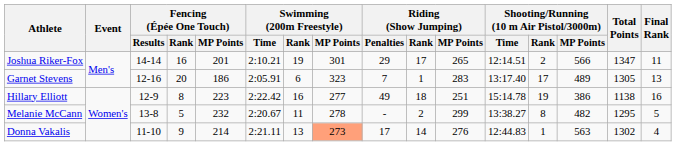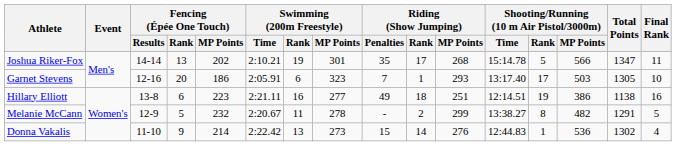(181, 61) 16 -> (181, 61) 13
(221, 61) 201 -> (221, 61) 202
(384, 61) 29 -> (384, 61) 35
(460, 61) 265 -> (460, 61) 268
(507, 61) 12:14.51 -> (507, 61) 15:14.78
(543, 61) 2 -> (543, 61) 5
(460, 79) 283 -> (460, 79) 293
(582, 79) 489 -> (582, 79) 503
(656, 79) 13 -> (656, 79) 10
(149, 96) 12-9 -> (149, 96) 13-8
(181, 96) 8 -> (181, 96) 6
(265, 96) 2:22.42 -> (265, 96) 2:21.11
(507, 96) 15:14.78 -> (507, 96) 12:14.51
(149, 114) 13-8 -> (149, 114) 12-9
(624, 114) 1295 -> (624, 114) 1291
(265, 132) 2:21.11 -> (265, 132) 2:22.42
(337, 132) lightsalmon background -> (337, 132) no background
(384, 132) 17 -> (384, 132) 15
(582, 132) 563 -> (582, 132) 536
